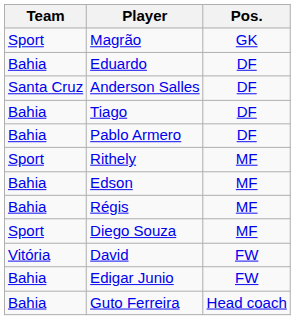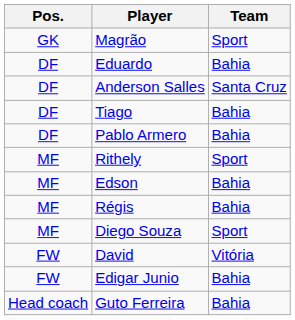columns swapped: (247, 16) <-> (46, 16)
